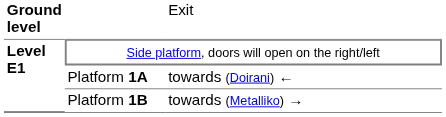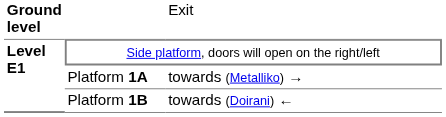(231, 76) towards (Doirani) ← -> (236, 76) towards (Metalliko) →
(236, 100) towards (Metalliko) → -> (231, 100) towards (Doirani) ←
